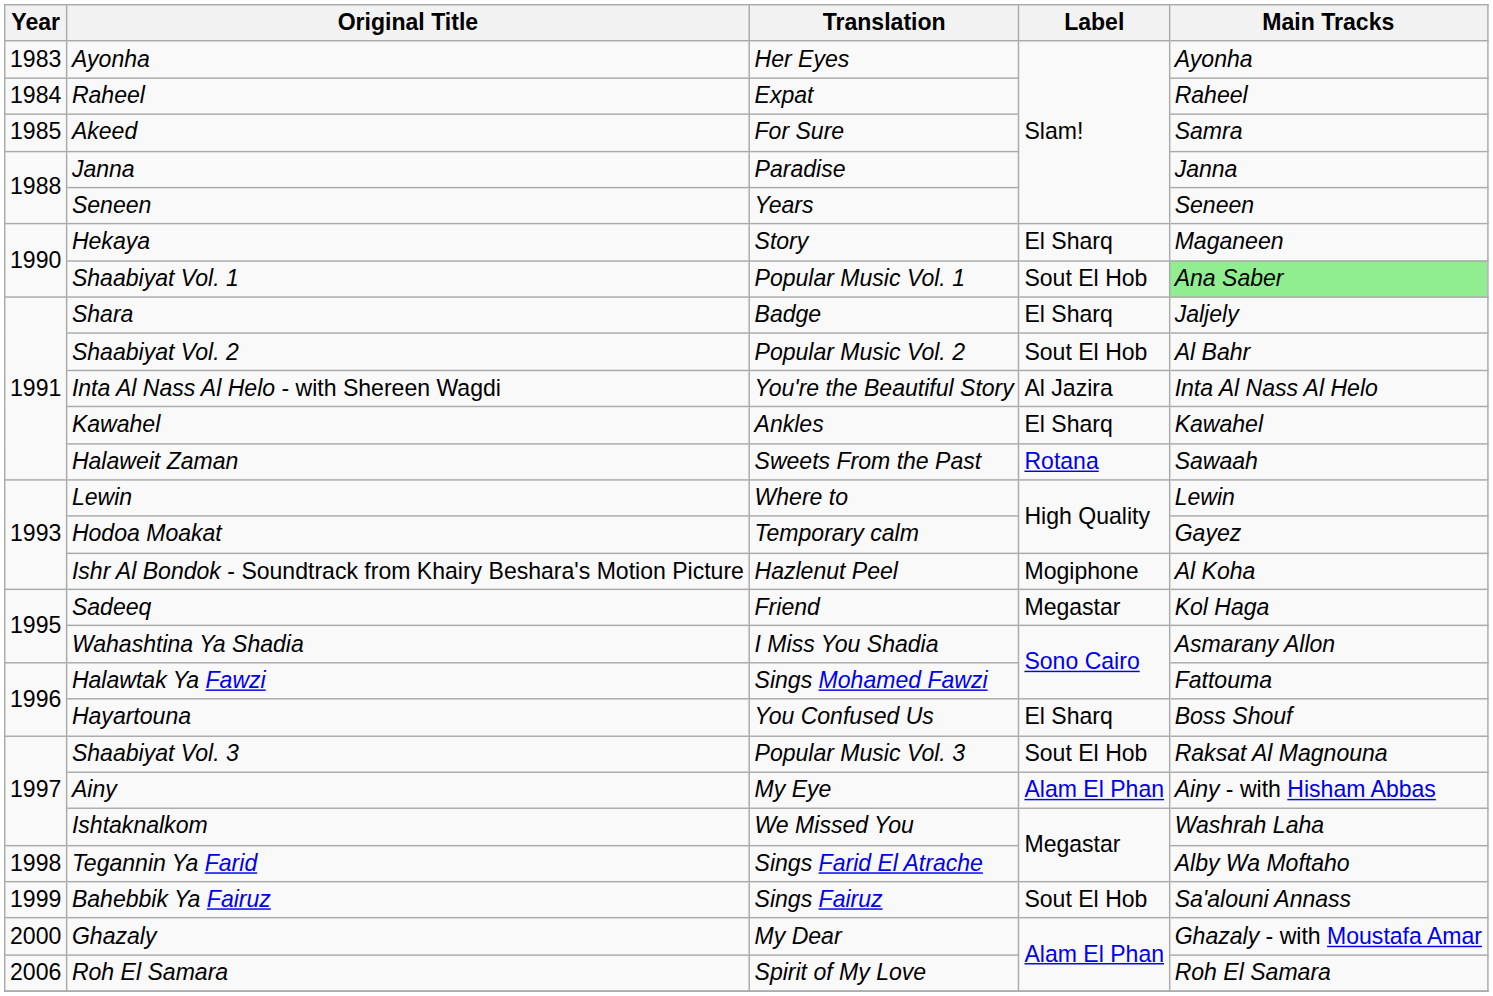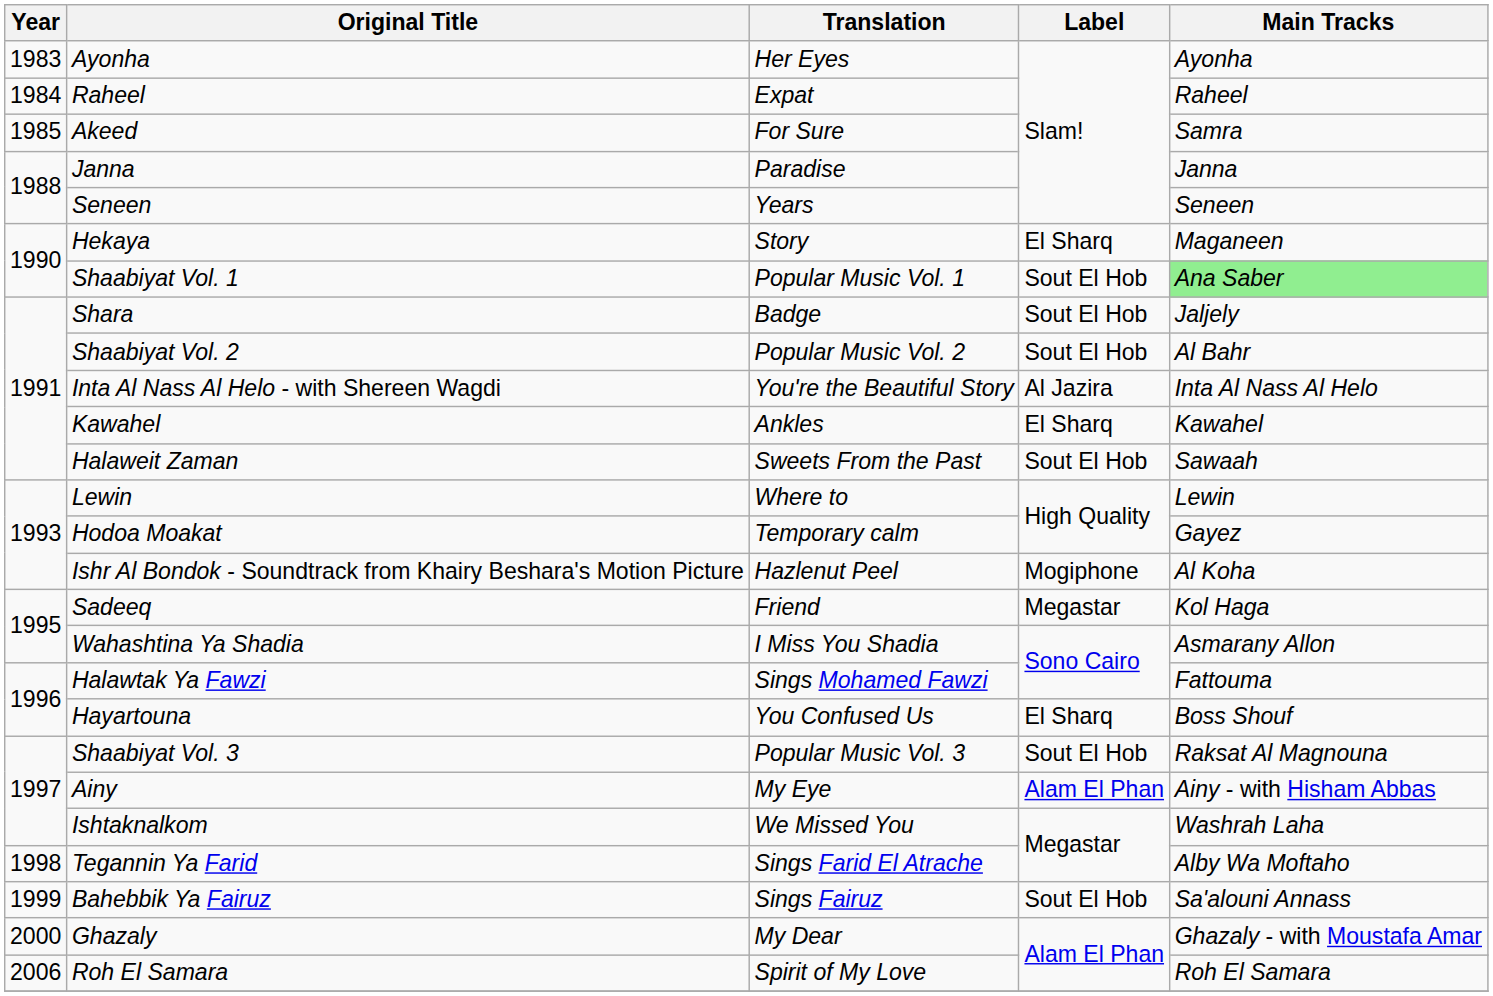(1069, 315) El Sharq -> (1086, 315) Sout El Hob
(1062, 461) Rotana -> (1086, 461) Sout El Hob
